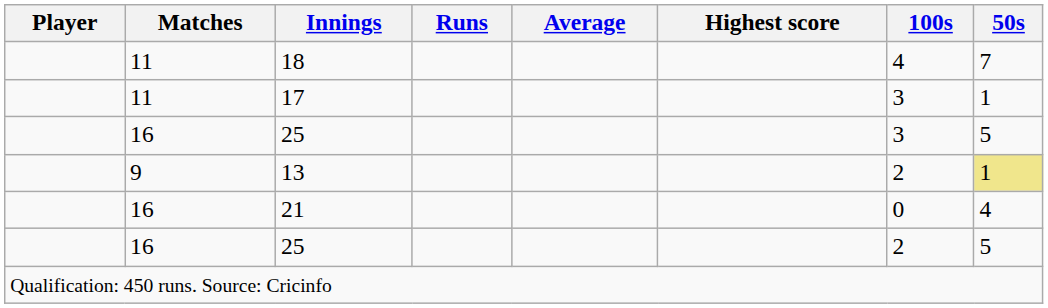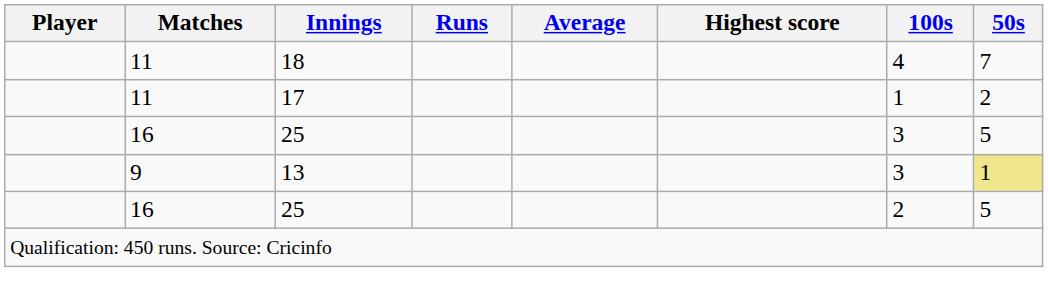(898, 97) 3 -> (898, 97) 1
(985, 97) 1 -> (985, 97) 2
(898, 172) 2 -> (898, 172) 3
- row: (142, 209)
